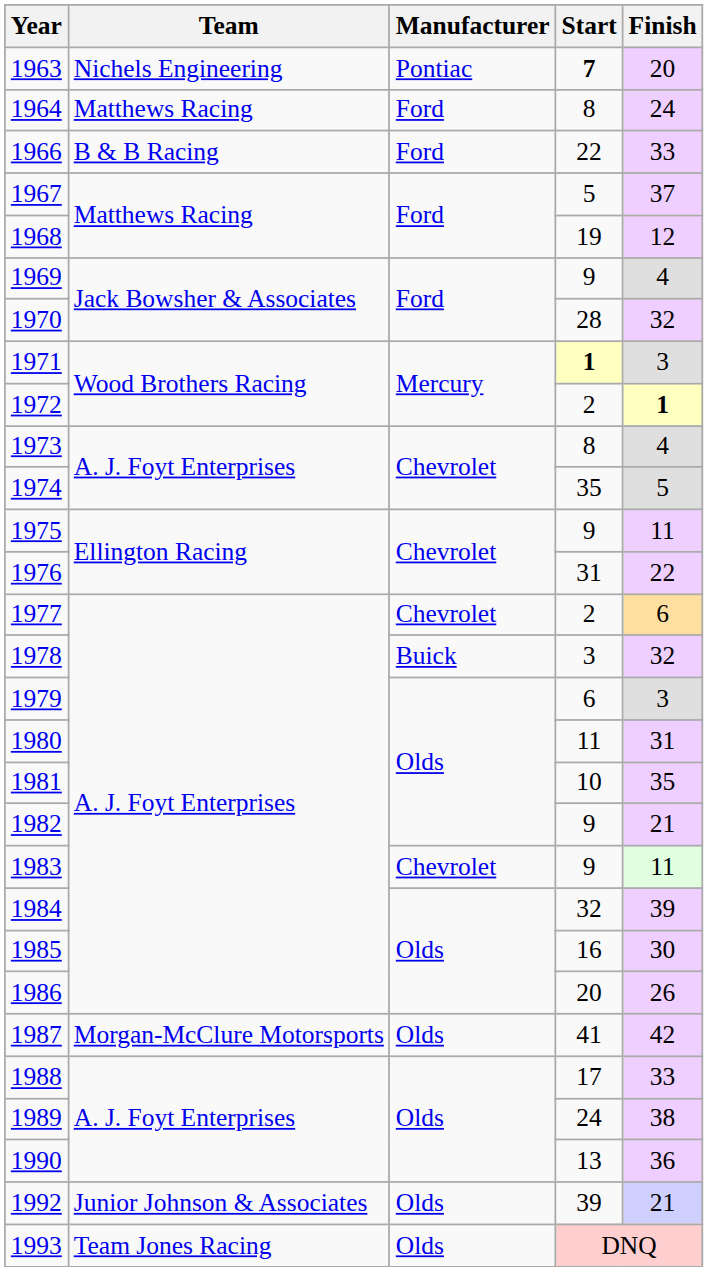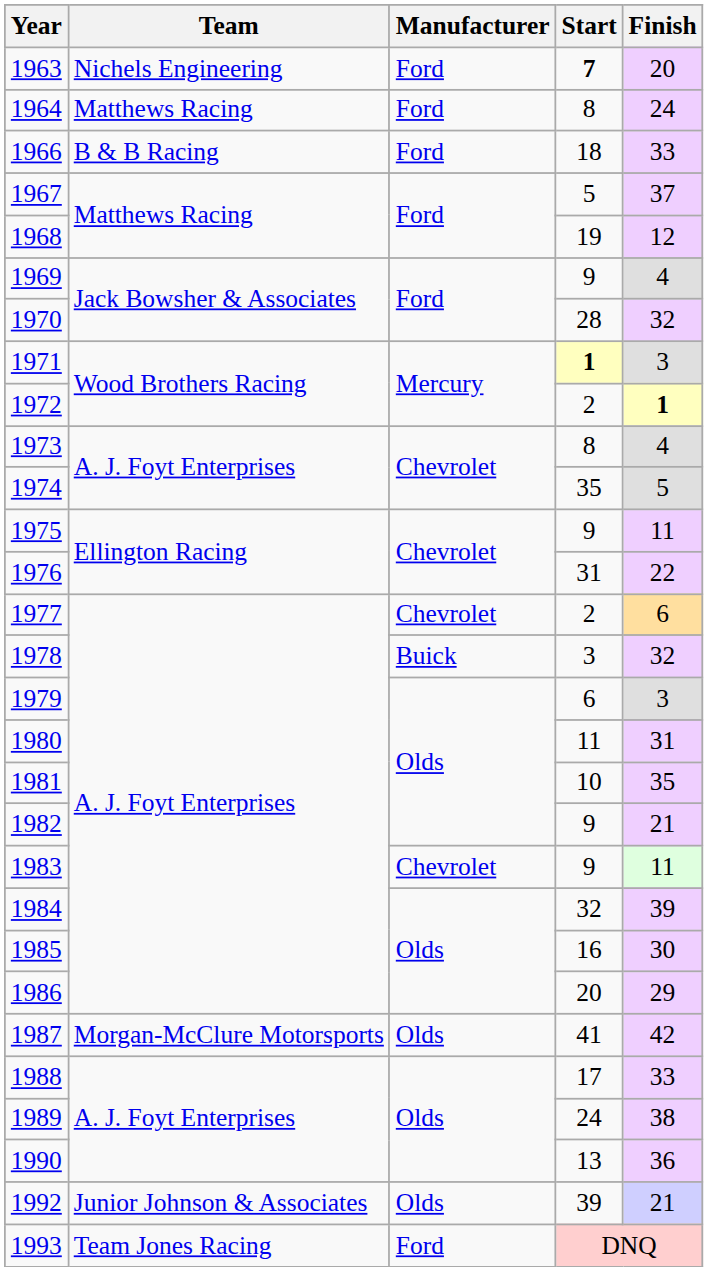(434, 67) Pontiac -> (420, 67) Ford
(589, 152) 22 -> (589, 152) 18
(663, 992) 26 -> (663, 992) 29
(420, 1244) Olds -> (420, 1244) Ford
